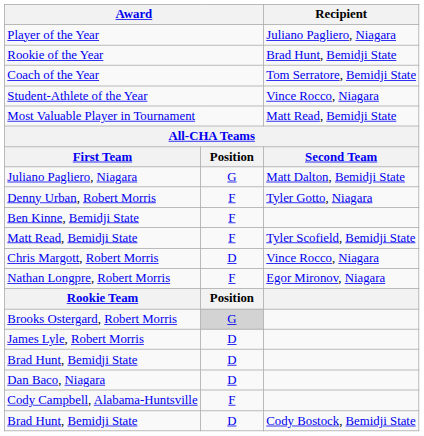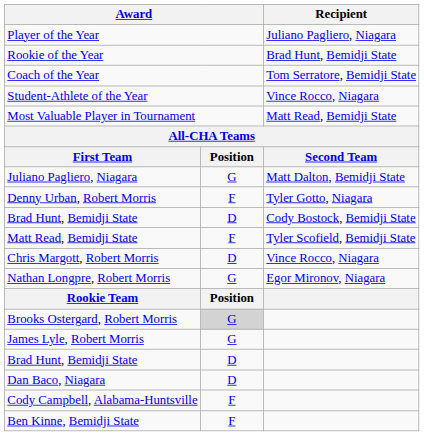rows swapped: (72, 420) <-> (73, 217)
(232, 278) F -> (232, 278) G
(232, 339) D -> (232, 339) G
